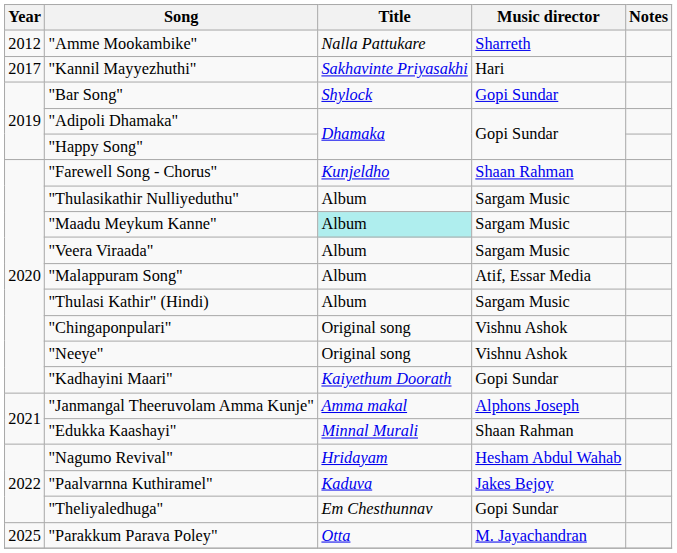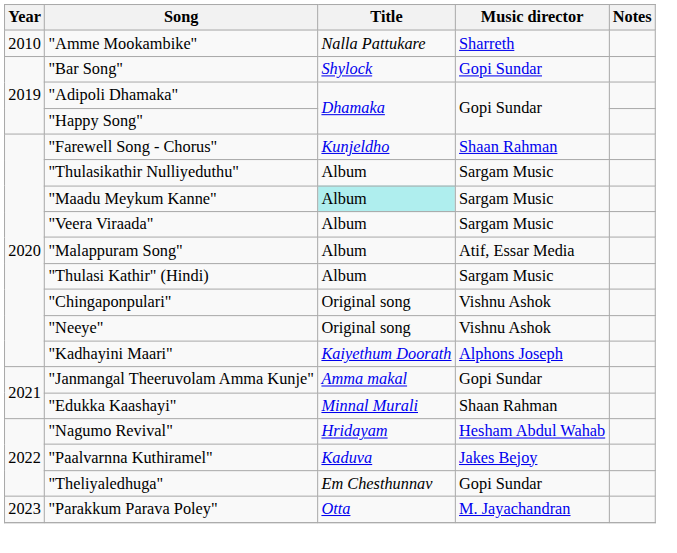(25, 43) 2012 -> (25, 43) 2010
- row: (122, 69)
(517, 379) Gopi Sundar -> (511, 353) Alphons Joseph
(527, 405) Alphons Joseph -> (501, 379) Gopi Sundar
(25, 535) 2025 -> (25, 509) 2023
